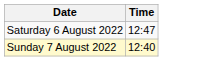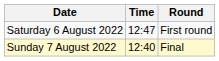+ column: (186, 13)
